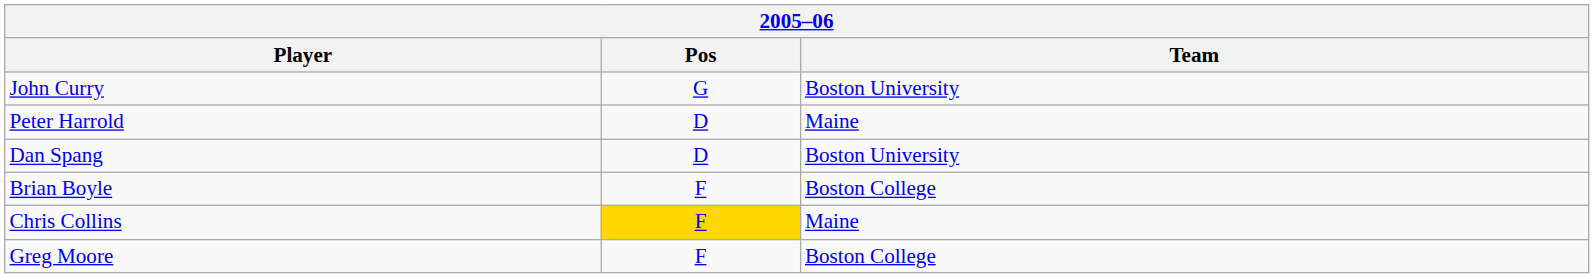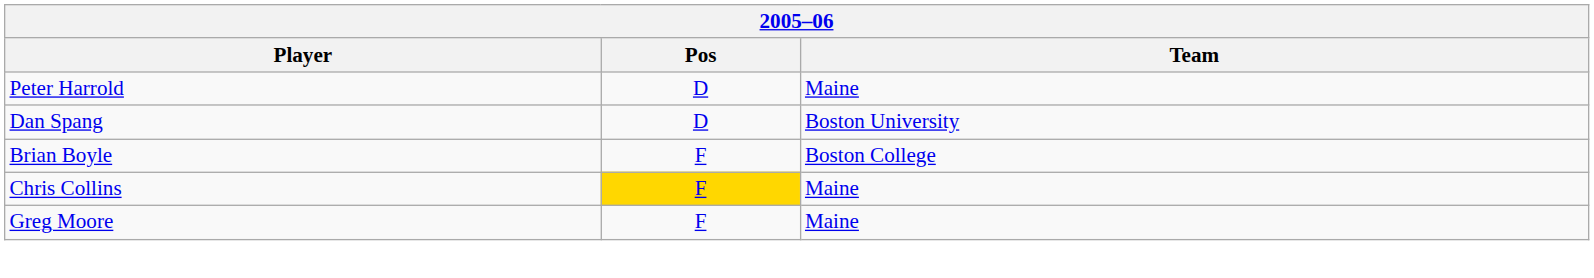- row: (57, 88)
(870, 255) Boston College -> (832, 222) Maine
